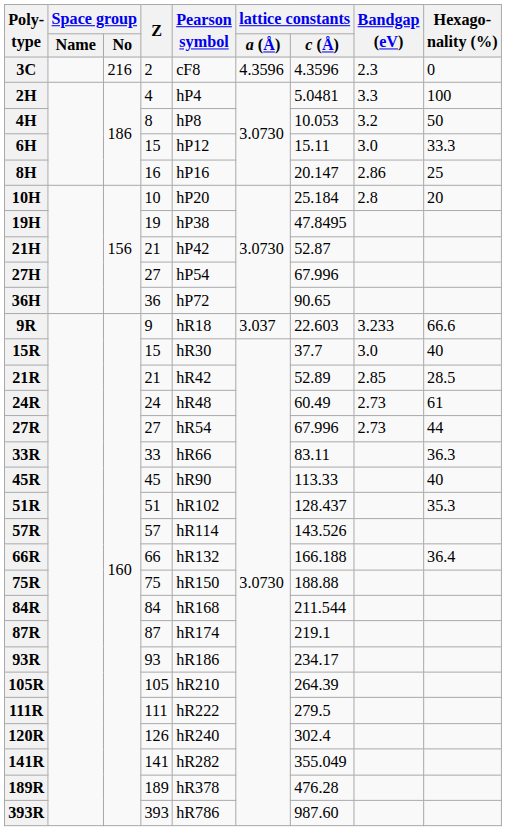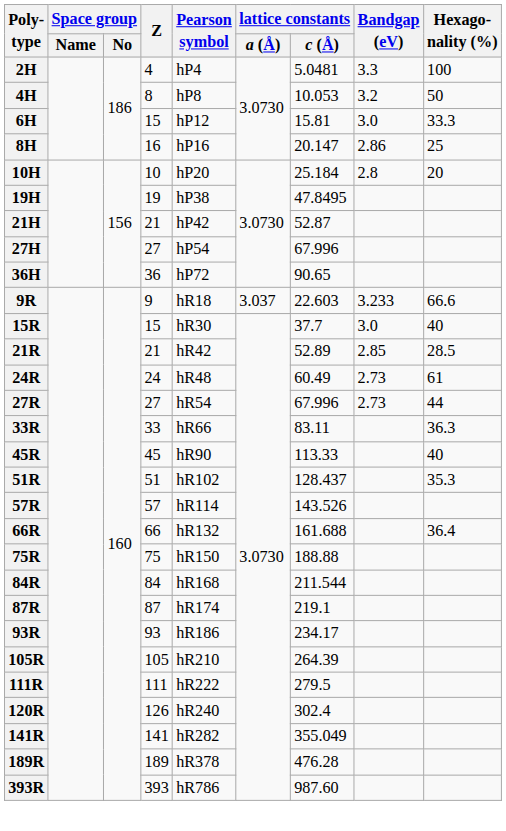- row: (26, 69)
(312, 146) 15.11 -> (312, 121) 15.81
(320, 556) 166.188 -> (320, 531) 161.688
